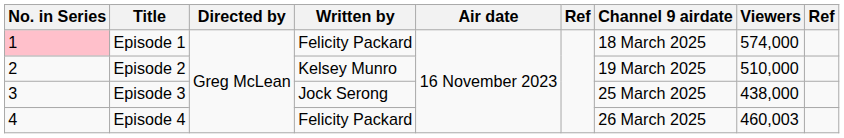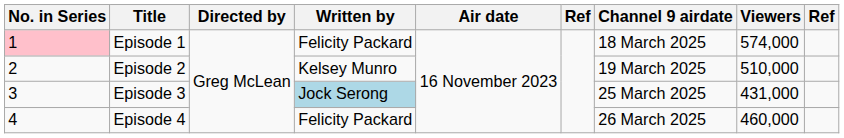(343, 94) no background -> (343, 94) lightblue background
(770, 94) 438,000 -> (770, 94) 431,000
(770, 119) 460,003 -> (770, 119) 460,000
